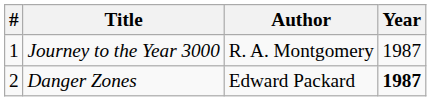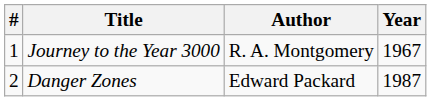(402, 50) 1987 -> (402, 50) 1967
(402, 80) bold -> (402, 80) normal
